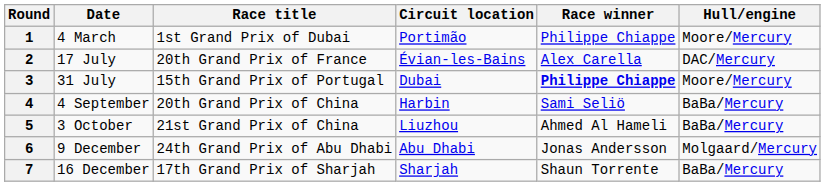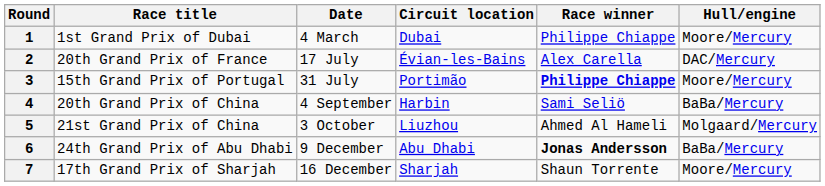columns swapped: (274, 16) <-> (103, 16)
(433, 38) Portimão -> (420, 38) Dubai
(420, 82) Dubai -> (433, 82) Portimão
(733, 126) BaBa/Mercury -> (750, 126) Molgaard/Mercury
(604, 148) normal -> (604, 148) bold
(750, 148) Molgaard/Mercury -> (733, 148) BaBa/Mercury
(733, 170) BaBa/Mercury -> (737, 170) Moore/Mercury
